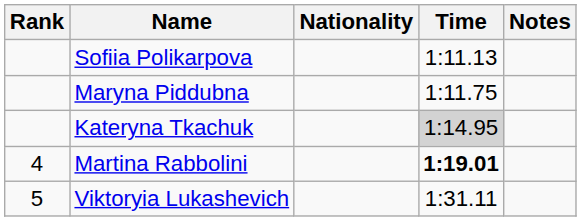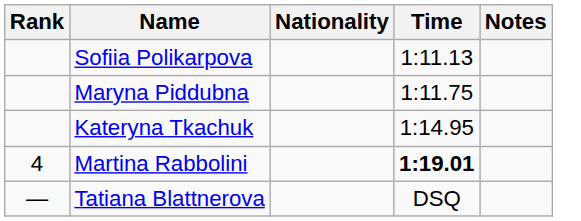(461, 127) lightgrey background -> (437, 127) no background
- row: (182, 198)
+ row: (170, 198)
